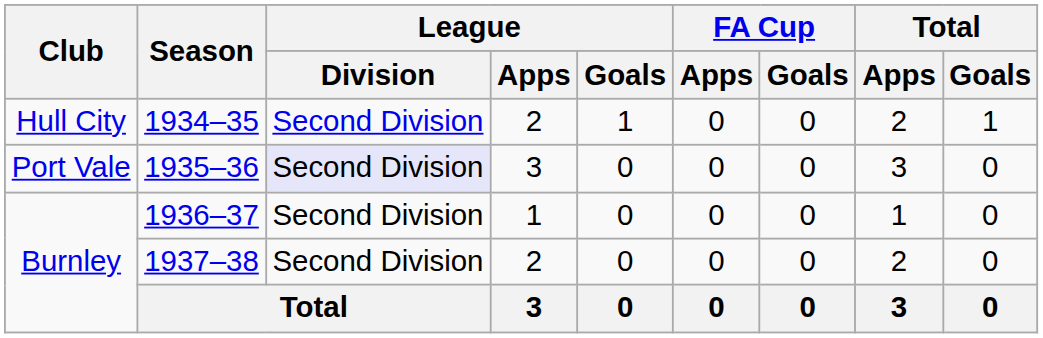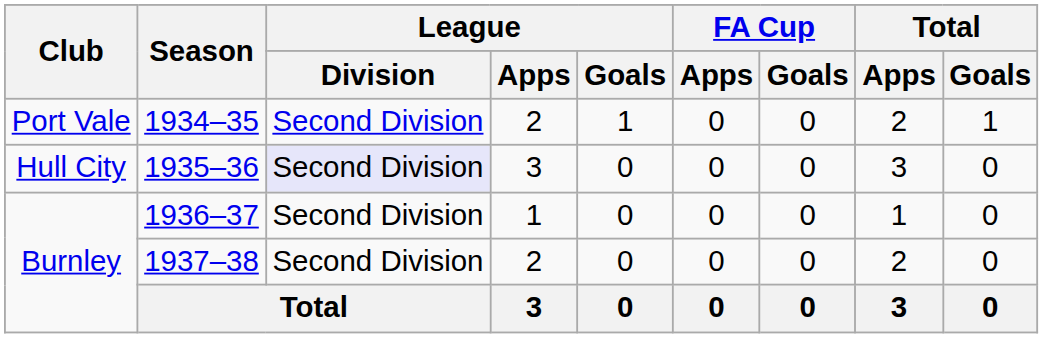(71, 121) Hull City -> (71, 121) Port Vale
(71, 167) Port Vale -> (71, 167) Hull City
